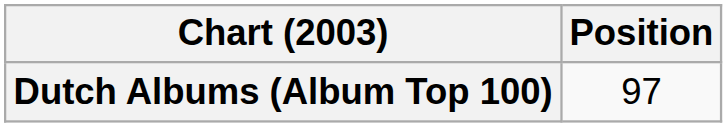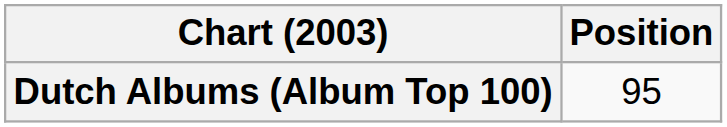(641, 91) 97 -> (641, 91) 95
